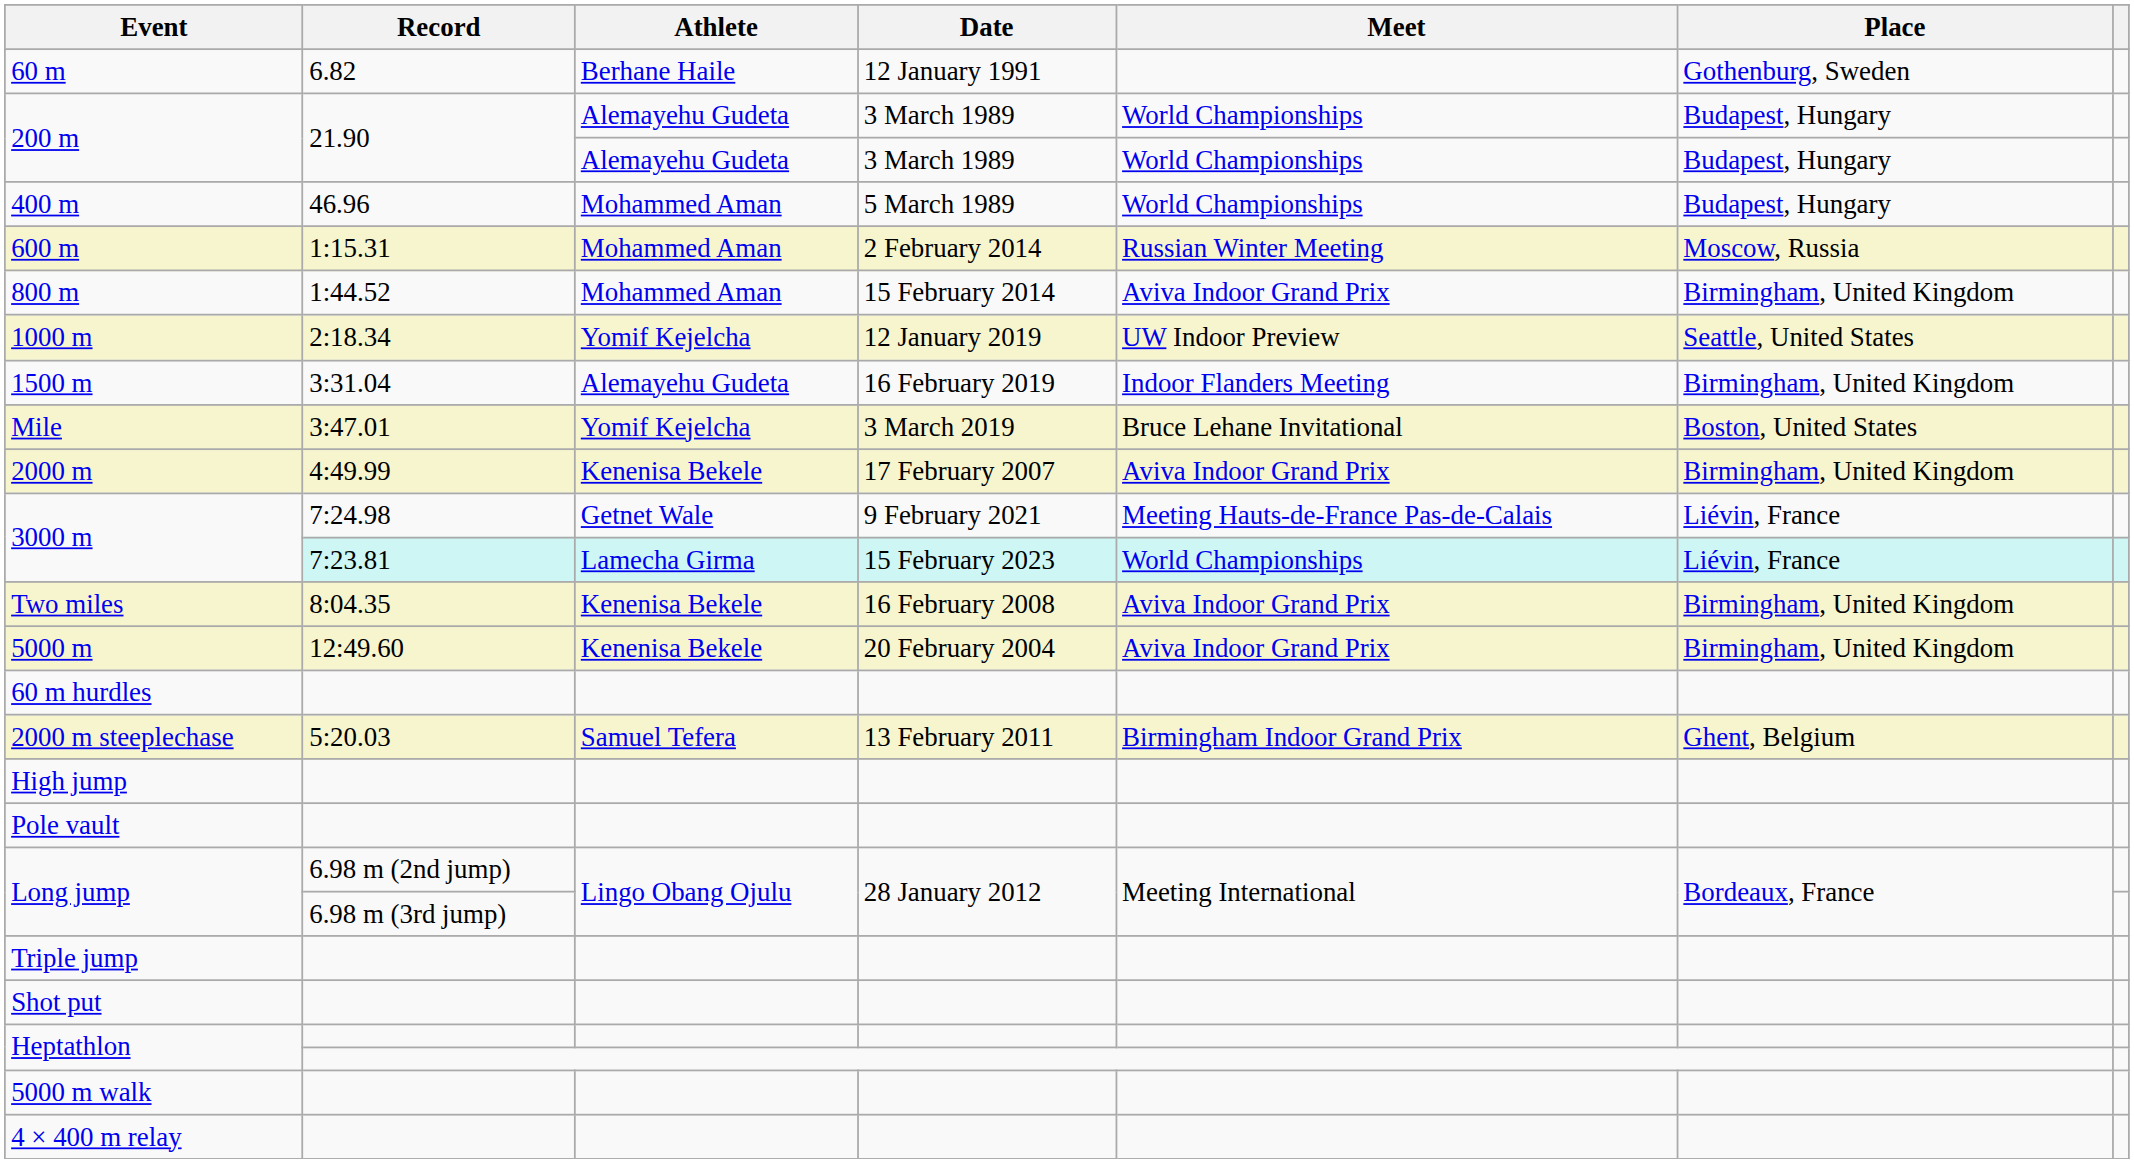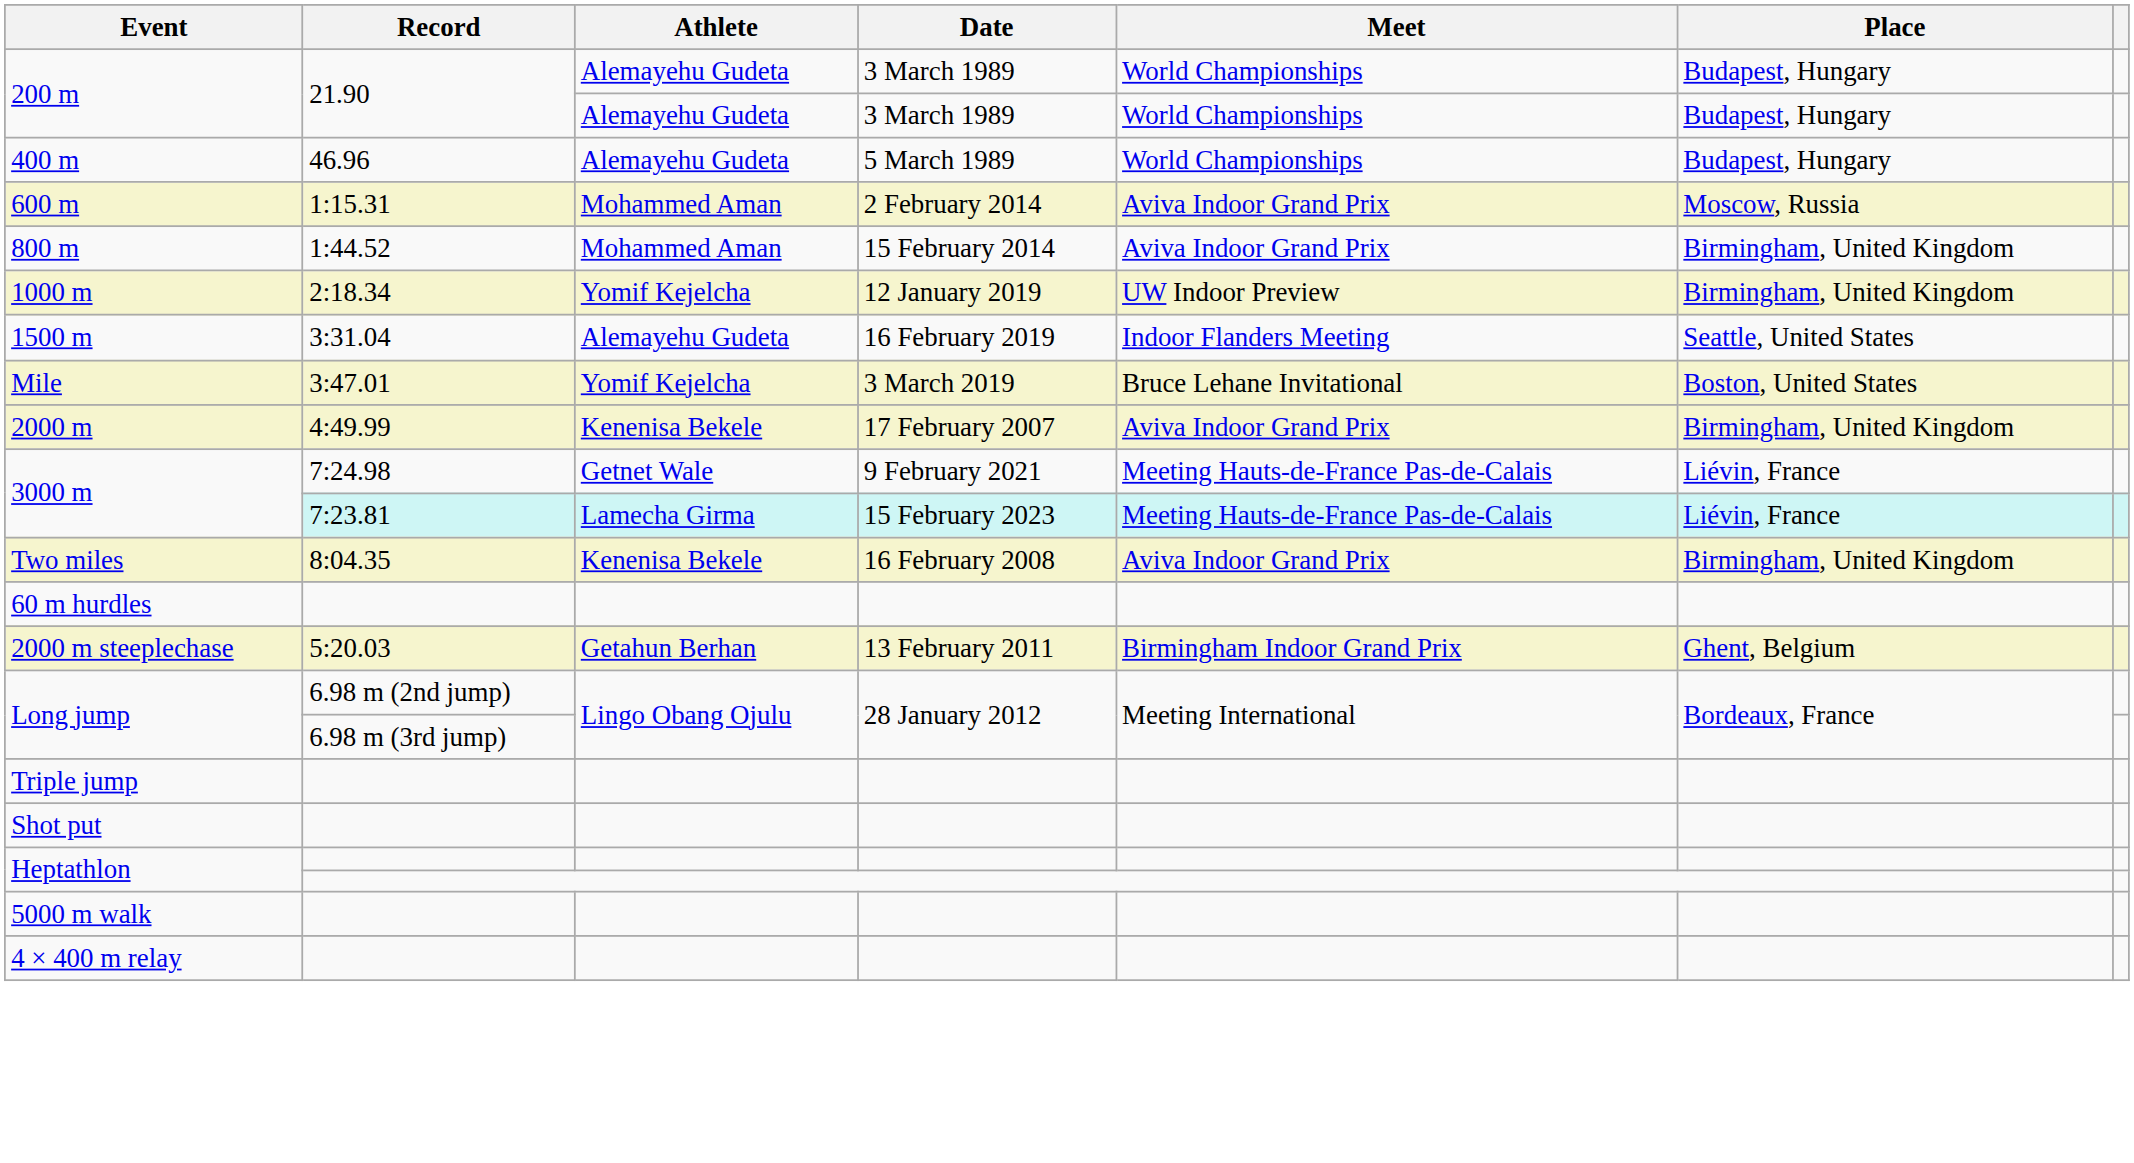- row: (38, 71)
(681, 204) Mohammed Aman -> (685, 159) Alemayehu Gudeta
(1253, 248) Russian Winter Meeting -> (1256, 204) Aviva Indoor Grand Prix
(1799, 337) Seattle, United States -> (1849, 293) Birmingham, United Kingdom
(1849, 381) Birmingham, United Kingdom -> (1799, 337) Seattle, United States
(1242, 559) World Championships -> (1337, 514) Meeting Hauts-de-France Pas-de-Calais
- row: (52, 647)
(658, 736) Samuel Tefera -> (669, 647) Getahun Berhan
- row: (69, 780)
- row: (65, 825)
